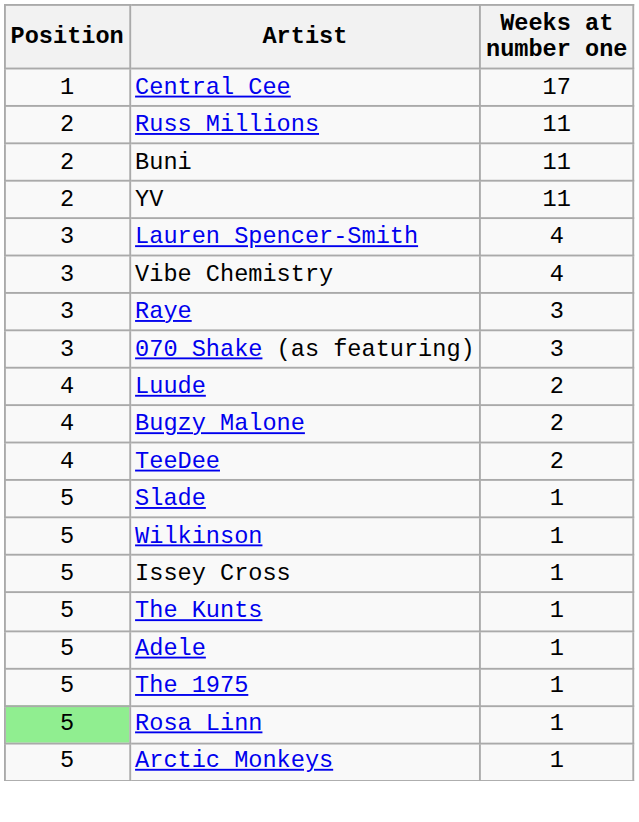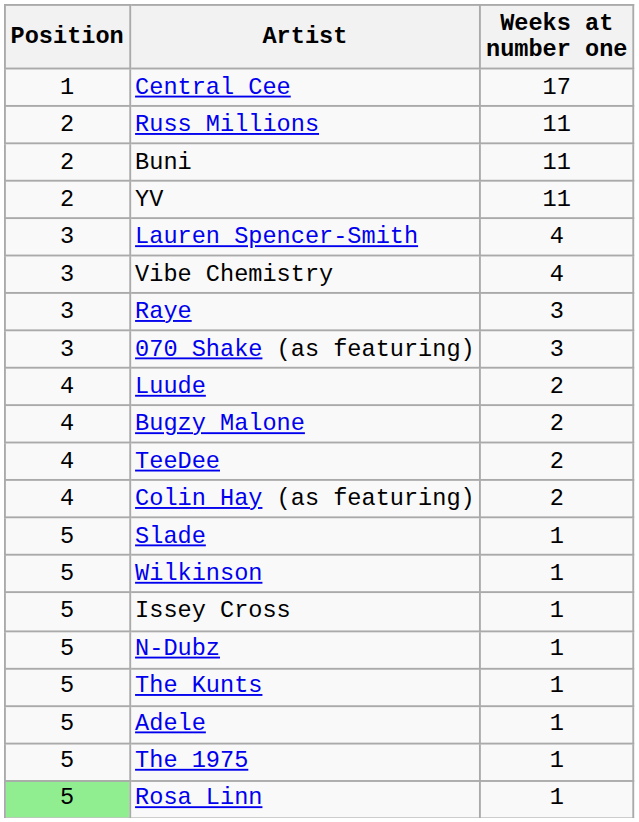+ row: (305, 499)
+ row: (178, 649)
- row: (234, 761)
